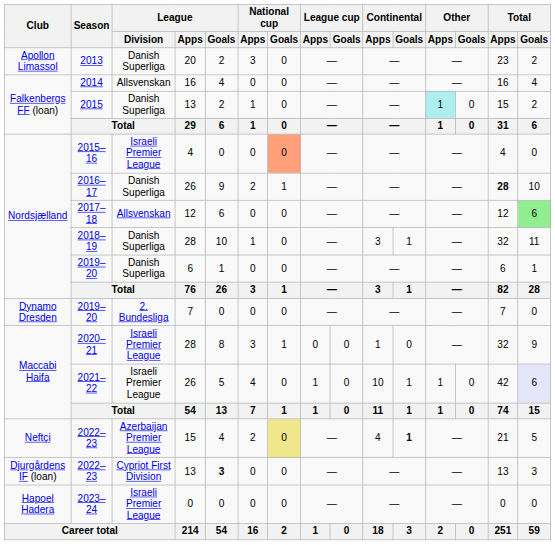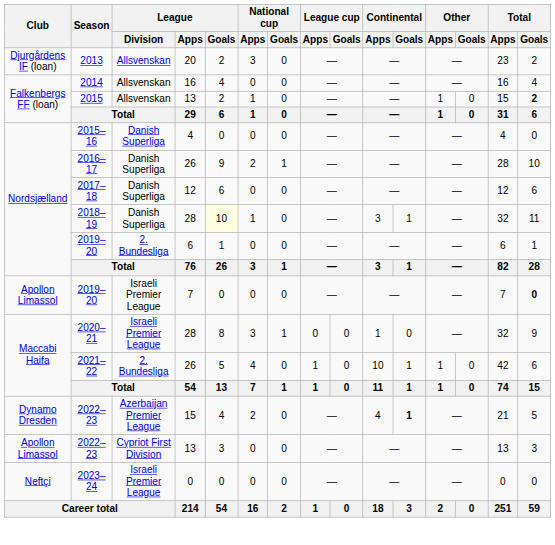(38, 61) Apollon Limassol -> (38, 61) Djurgårdens IF (loan)
(144, 61) Danish Superliga -> (144, 61) Allsvenskan
(144, 104) Danish Superliga -> (144, 99) Allsvenskan
(440, 104) paleturquoise background -> (440, 99) no background
(534, 104) normal -> (534, 99) bold
(144, 153) Israeli Premier League -> (144, 136) Danish Superliga
(284, 153) lightsalmon background -> (284, 136) no background
(503, 186) bold -> (503, 164) normal
(144, 214) Allsvenskan -> (144, 191) Danish Superliga
(534, 214) lightgreen background -> (534, 191) no background
(221, 241) no background -> (221, 218) lightyellow background
(144, 268) Danish Superliga -> (144, 246) 2. Bundesliga
(38, 312) Dynamo Dresden -> (38, 295) Apollon Limassol
(144, 312) 2. Bundesliga -> (144, 295) Israeli Premier League
(534, 312) normal -> (534, 295) bold
(144, 383) Israeli Premier League -> (144, 366) 2. Bundesliga
(534, 383) lavender background -> (534, 366) no background
(38, 438) Neftçi -> (38, 415) Dynamo Dresden
(284, 438) khaki background -> (284, 415) no background
(38, 471) Djurgårdens IF (loan) -> (38, 448) Apollon Limassol
(221, 471) bold -> (221, 448) normal
(38, 504) Hapoel Hadera -> (38, 481) Neftçi
